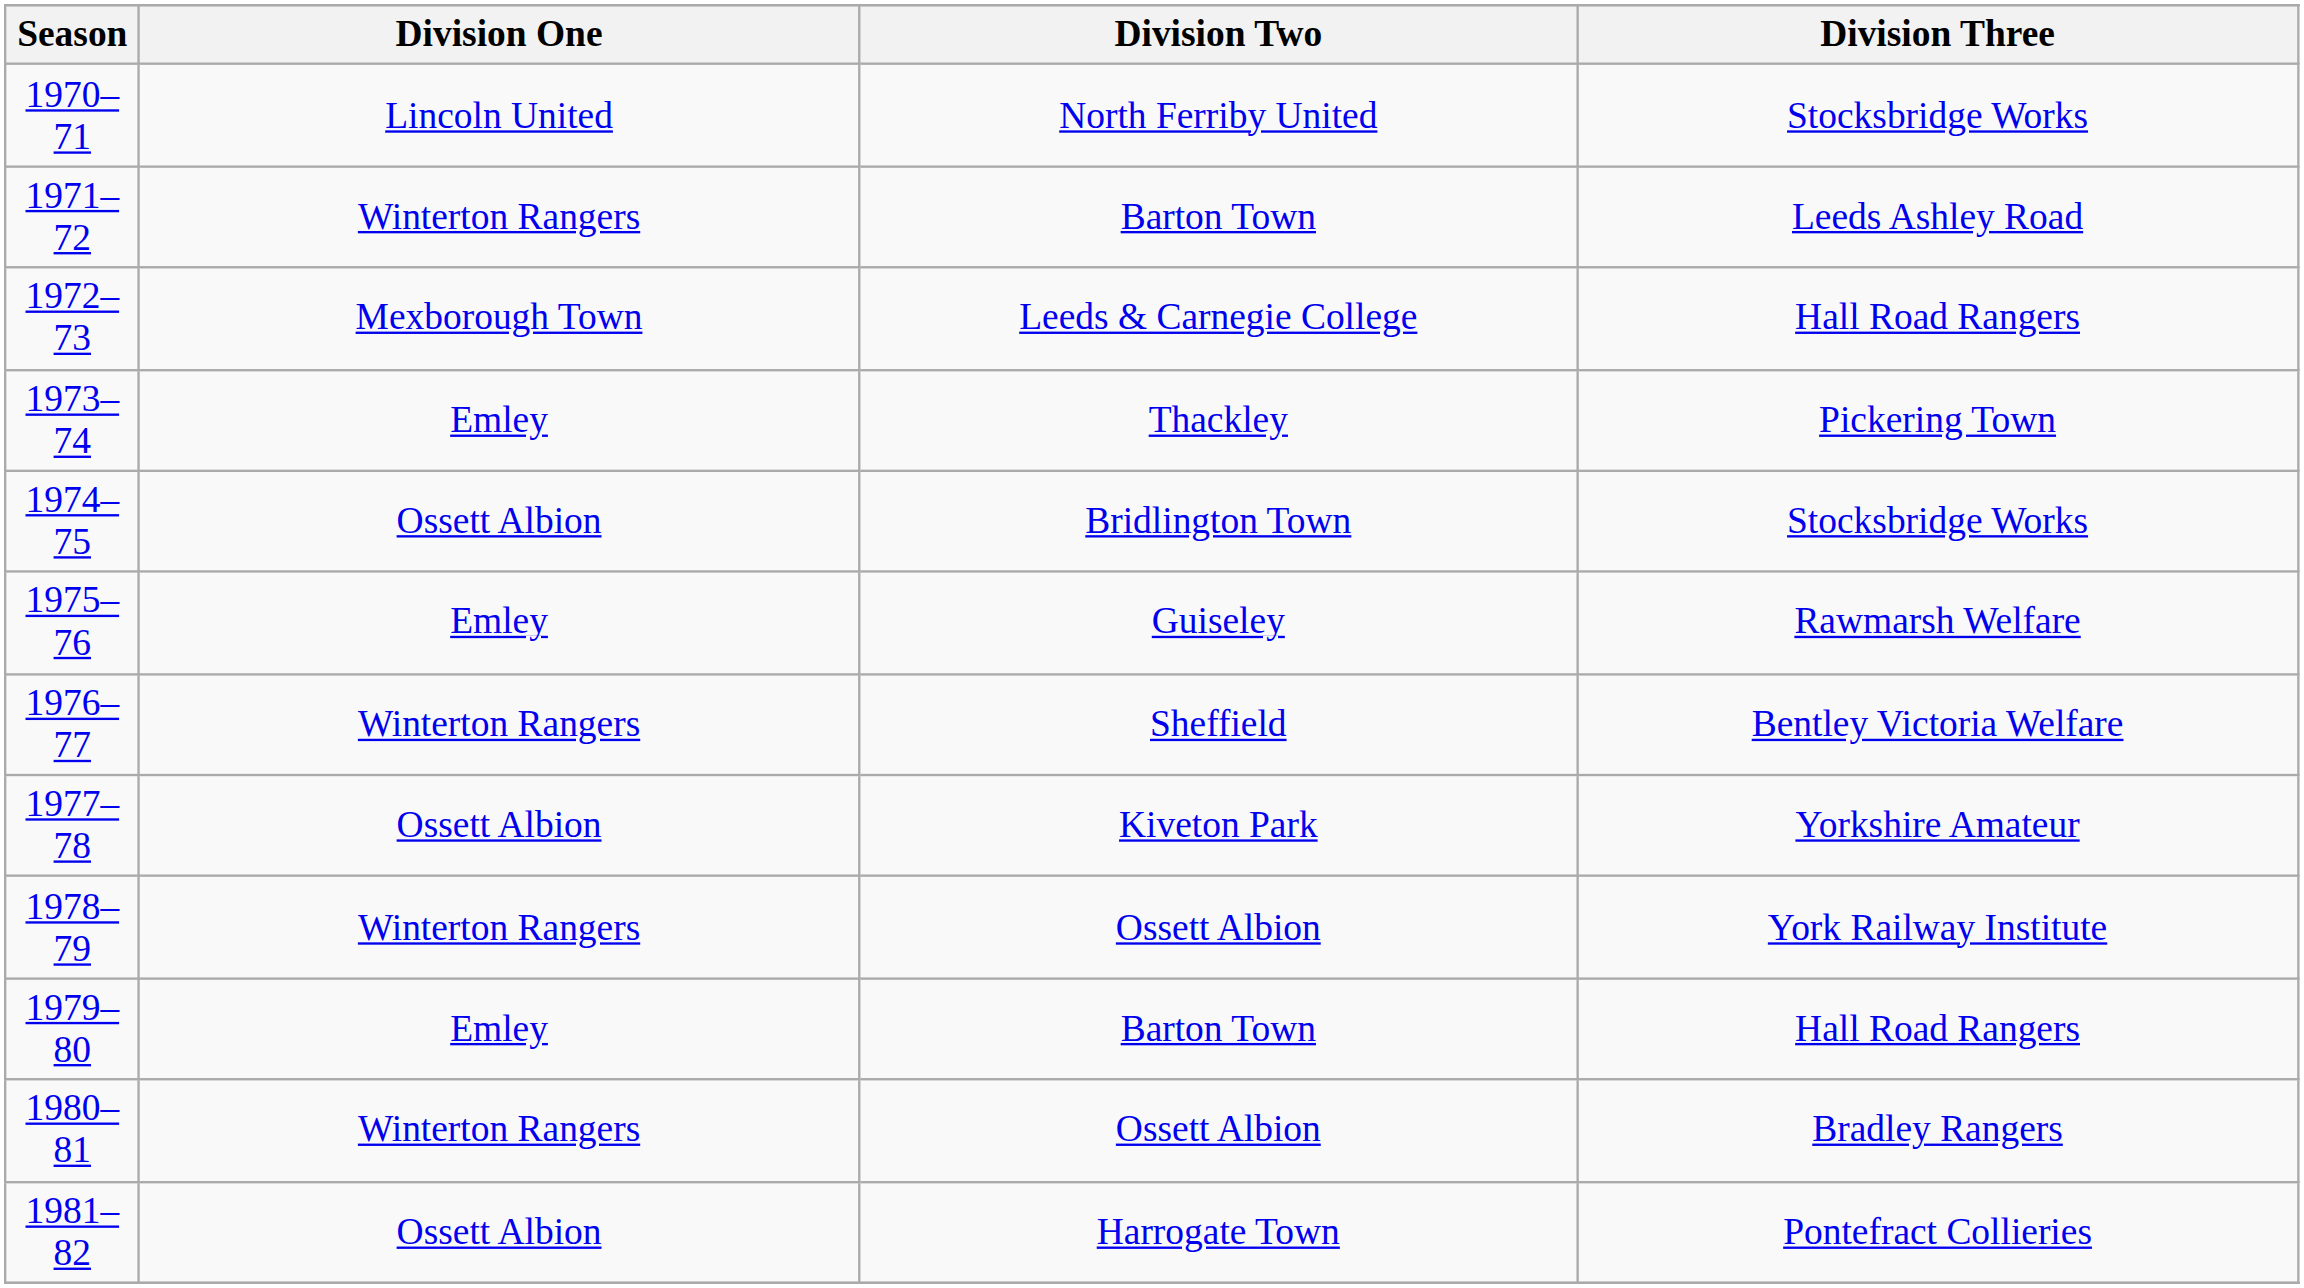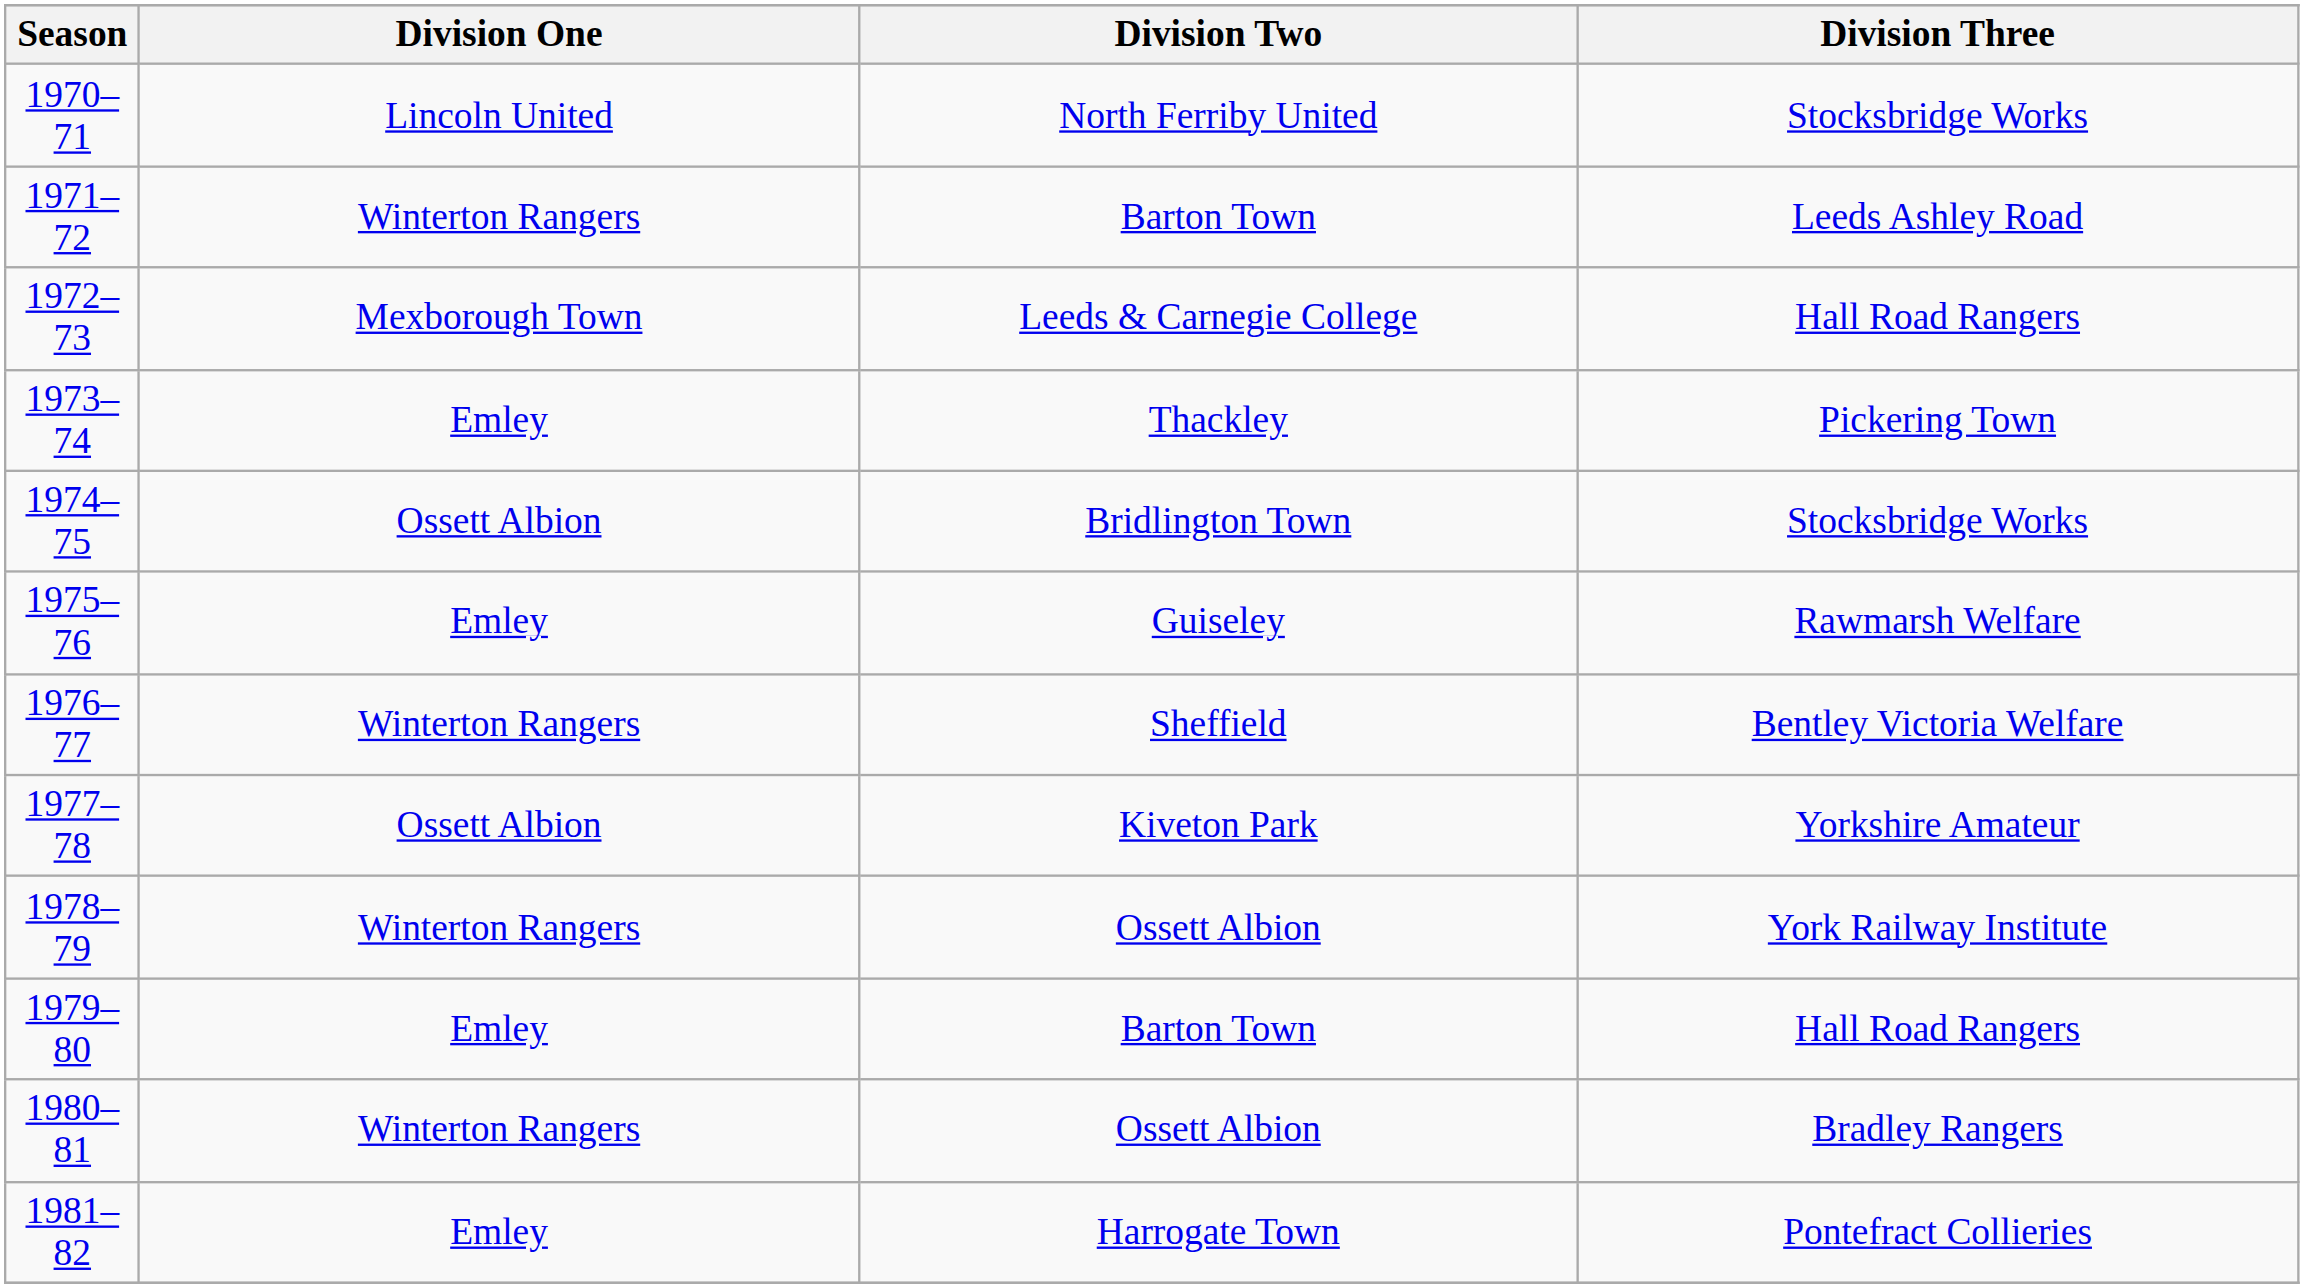(499, 1231) Ossett Albion -> (499, 1231) Emley
